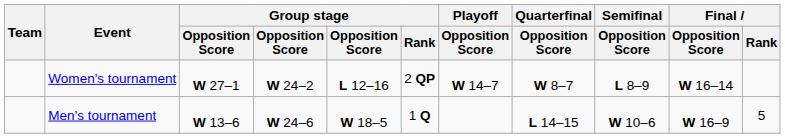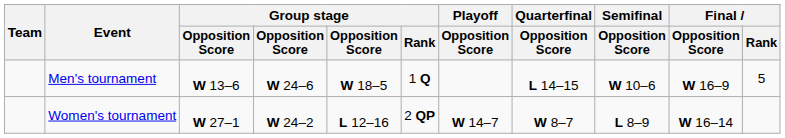rows swapped: (102, 115) <-> (112, 79)
